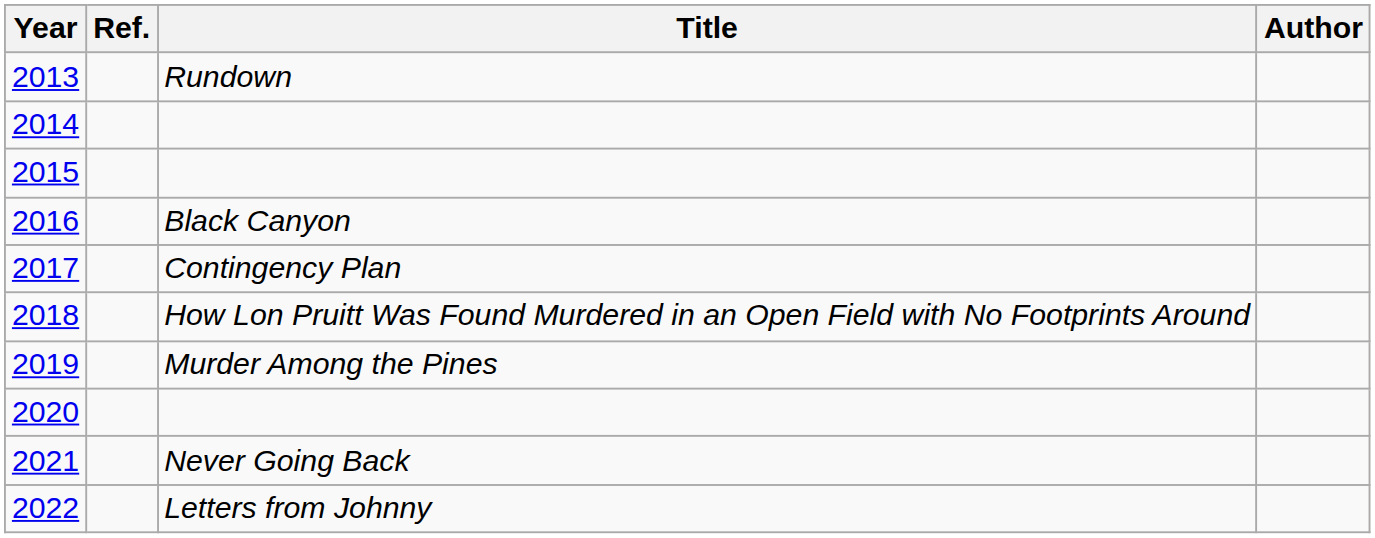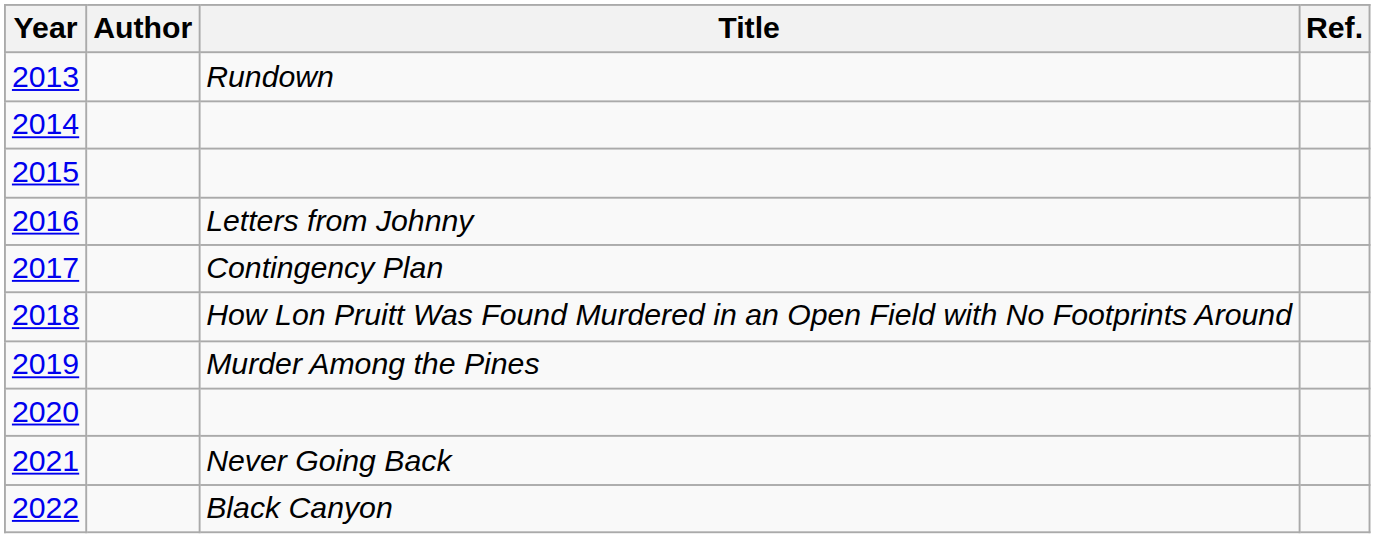columns swapped: (1314, 28) <-> (122, 28)
(257, 220) Black Canyon -> (340, 220) Letters from Johnny
(298, 508) Letters from Johnny -> (299, 508) Black Canyon
